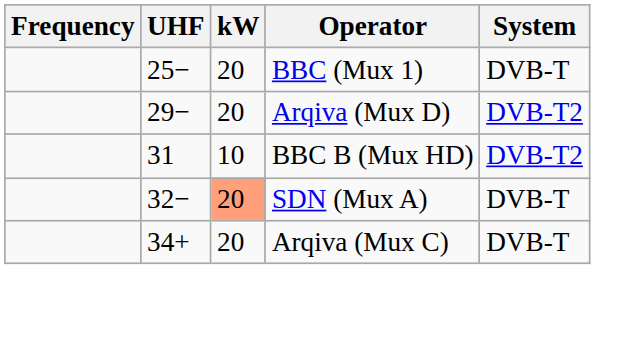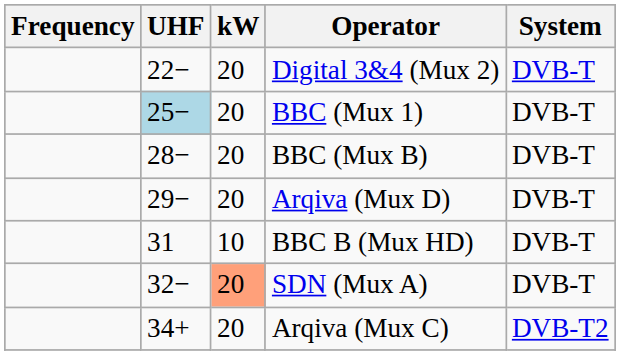+ row: (386, 69)
(168, 69) no background -> (168, 112) lightblue background
+ row: (350, 155)
(535, 112) DVB-T2 -> (553, 198) DVB-T
(535, 155) DVB-T2 -> (553, 241) DVB-T
(528, 241) DVB-T -> (560, 328) DVB-T2
